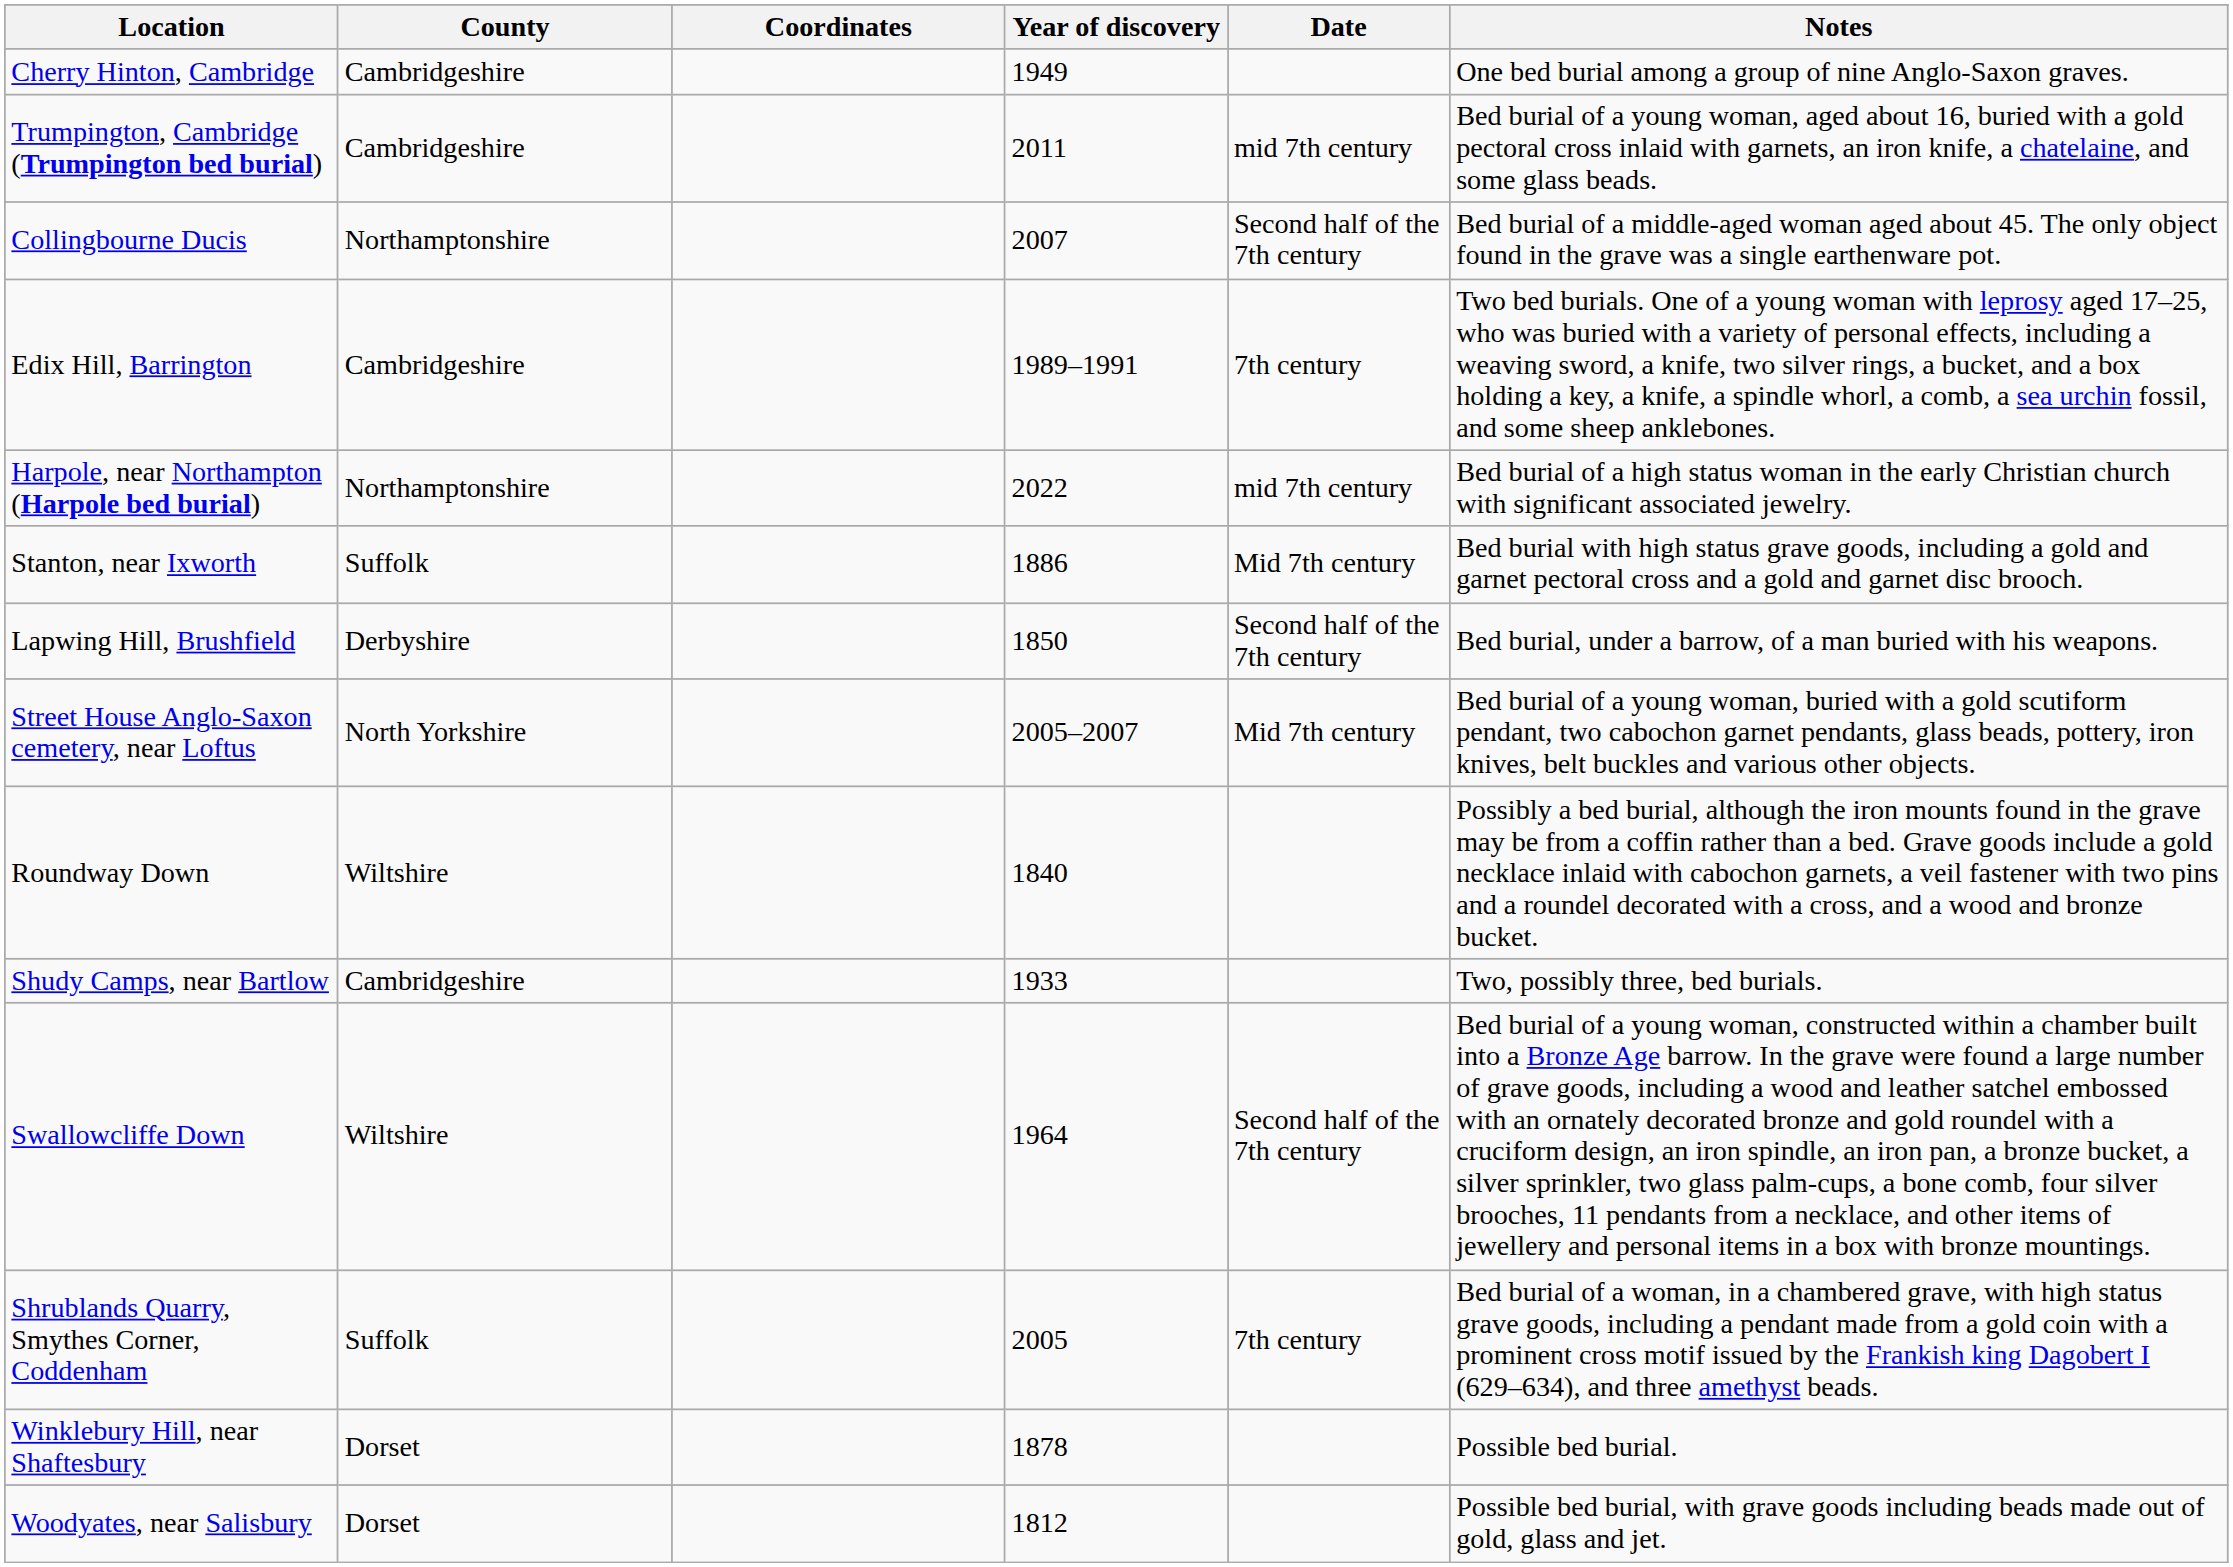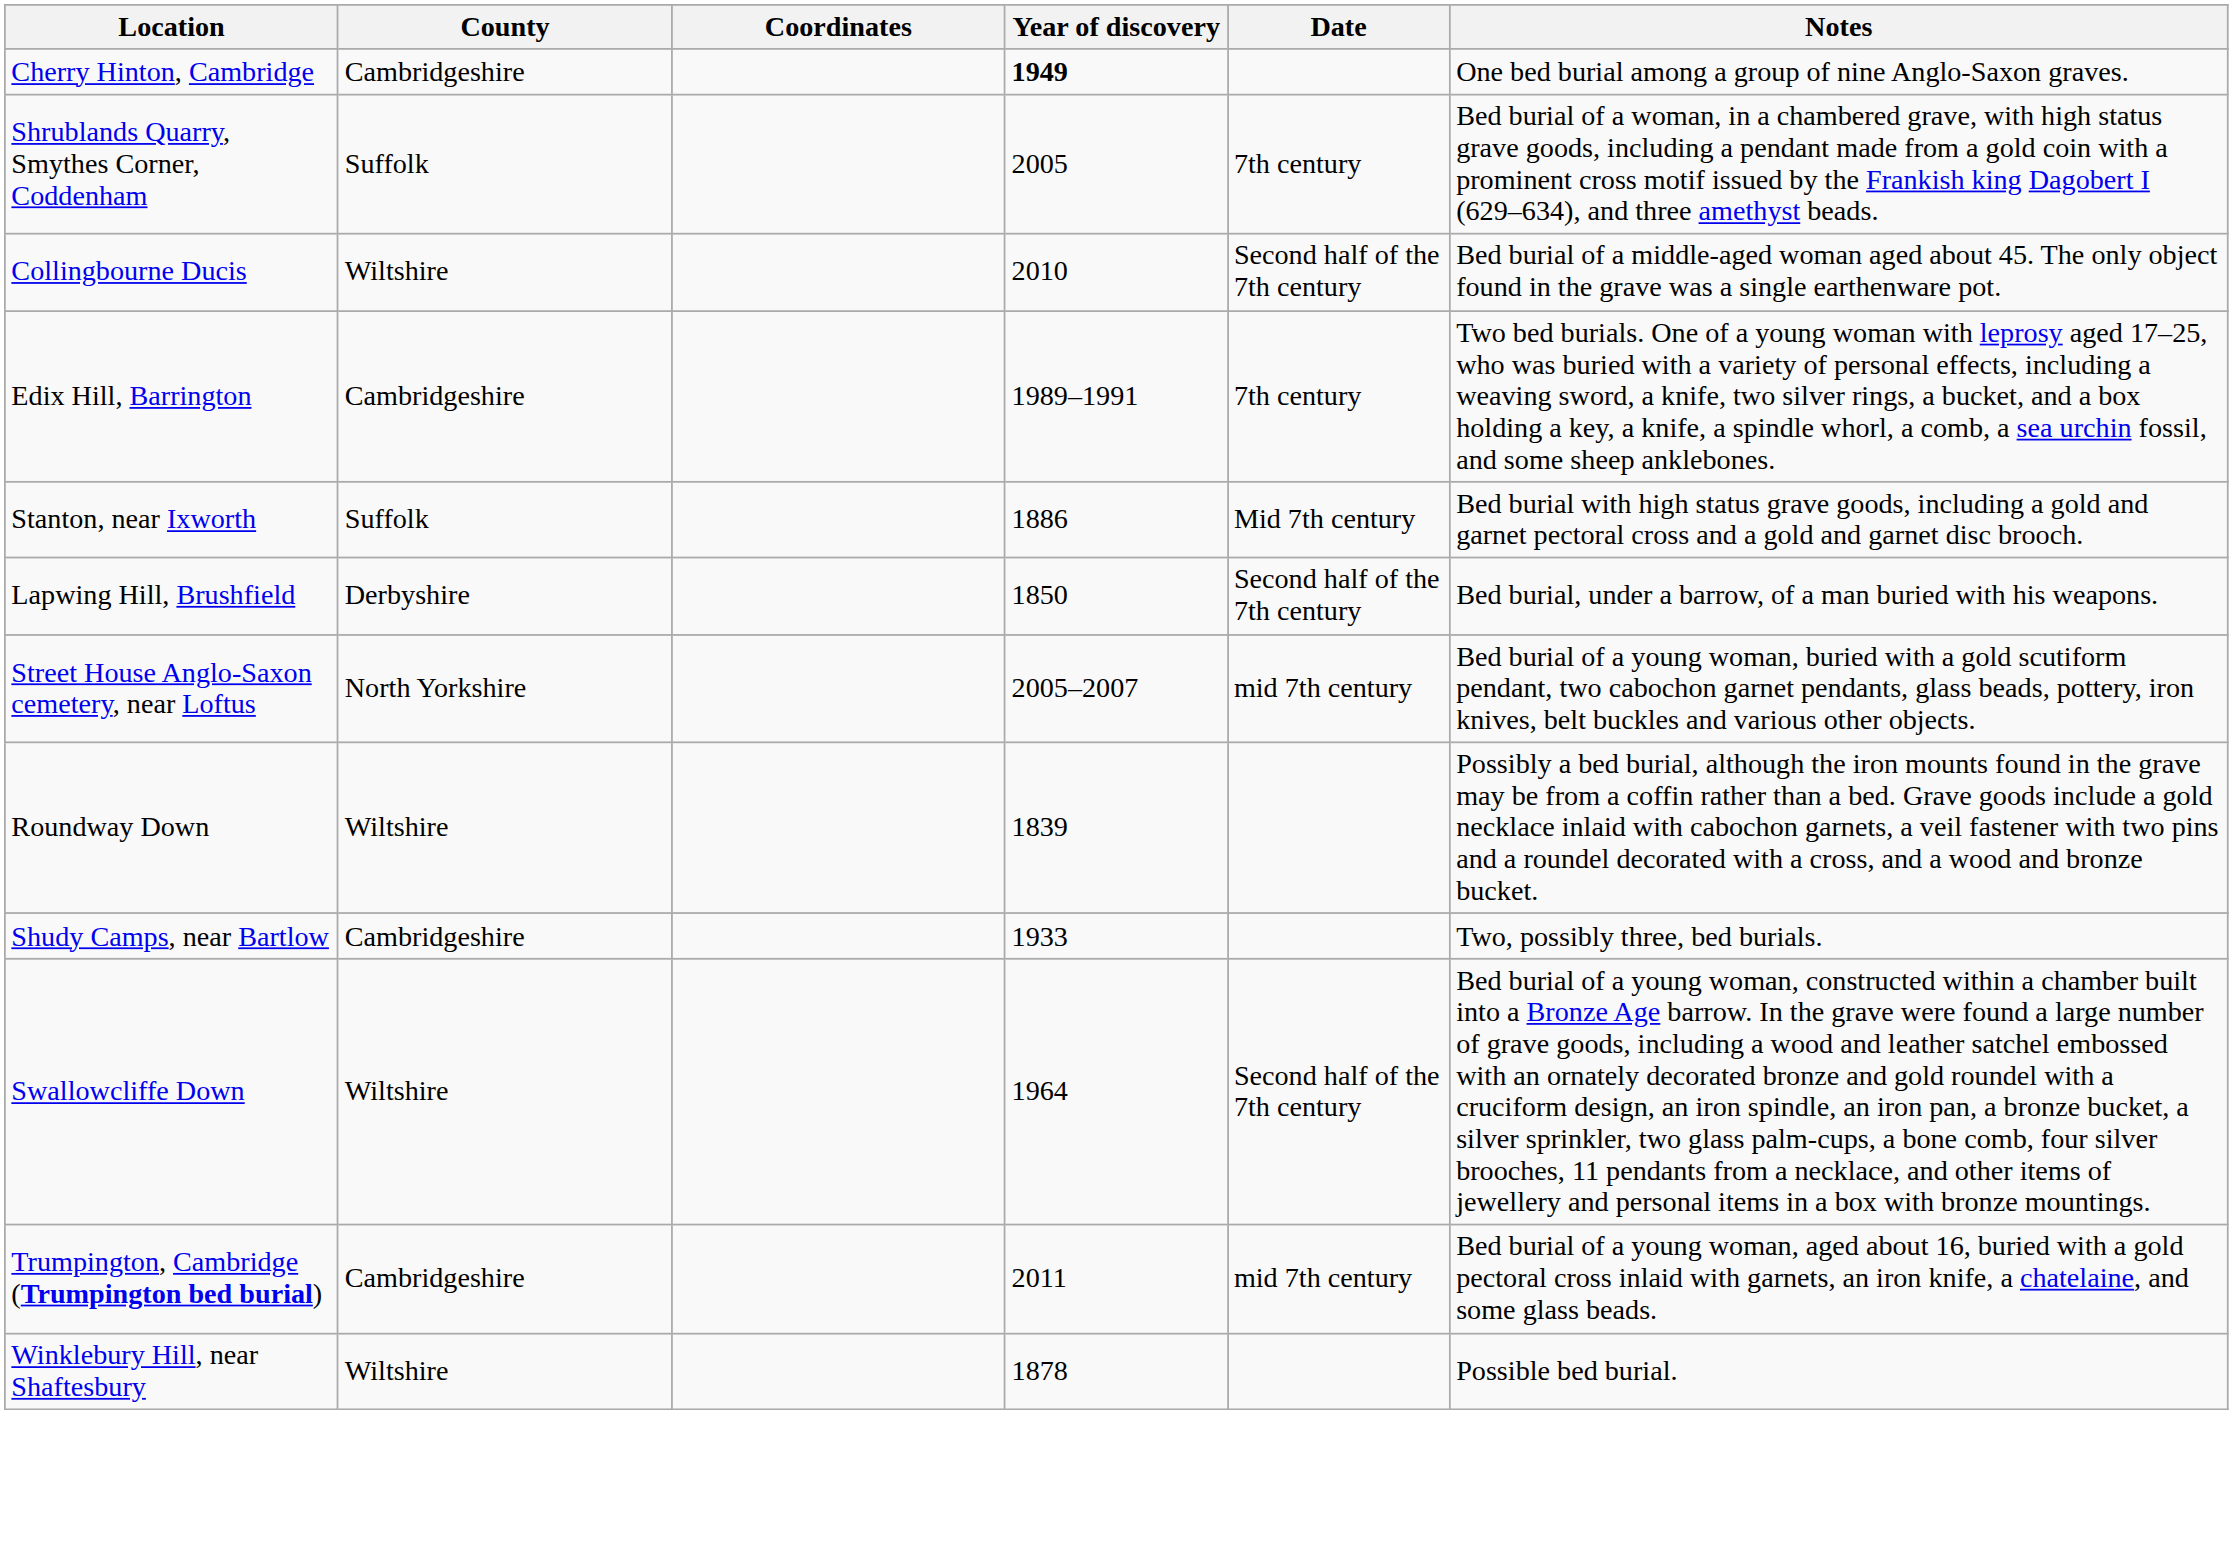(1040, 71) normal -> (1040, 71) bold
rows swapped: (121, 1338) <-> (167, 147)
(447, 240) Northamptonshire -> (397, 271) Wiltshire
(1040, 240) 2007 -> (1040, 271) 2010
- row: (167, 487)
(1325, 732) Mid 7th century -> (1323, 687) mid 7th century
(1040, 872) 1840 -> (1040, 827) 1839
(382, 1446) Dorset -> (397, 1370) Wiltshire
- row: (162, 1523)
